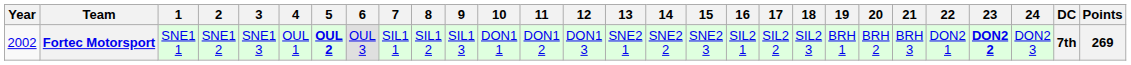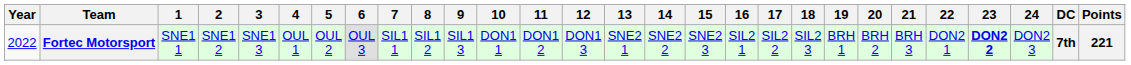(22, 42) 2002 -> (22, 42) 2022
(329, 42) bold -> (329, 42) normal
(1103, 42) 269 -> (1102, 42) 221
